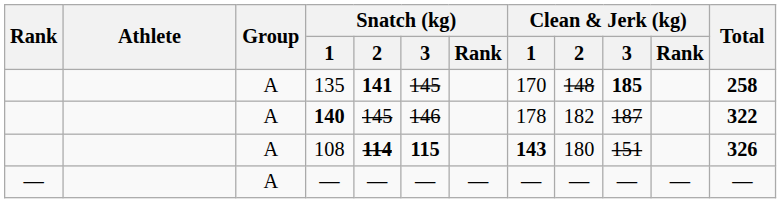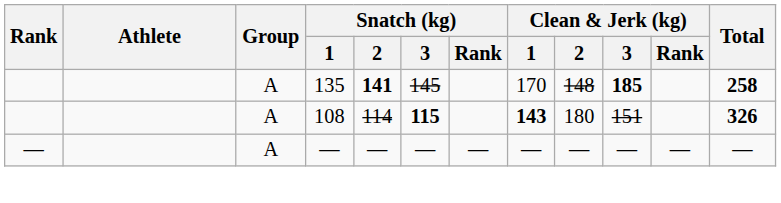- row: (329, 117)
(377, 149) bold -> (377, 117) normal
